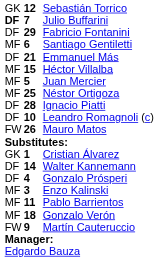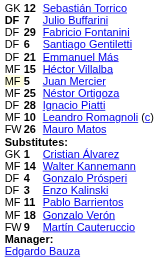(13, 45) MF -> (12, 45) DF
(13, 81) no background -> (13, 81) lightyellow background
(12, 118) DF -> (13, 118) MF
(12, 166) DF -> (13, 166) MF
(13, 190) MF -> (12, 190) DF
